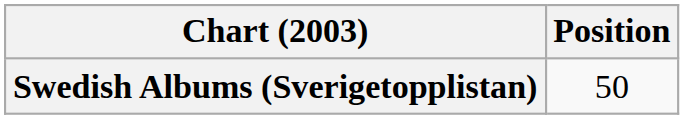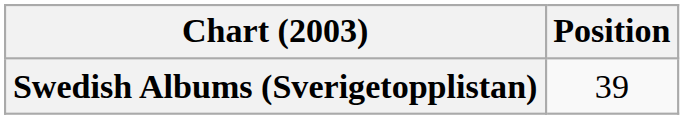(612, 85) 50 -> (612, 85) 39
